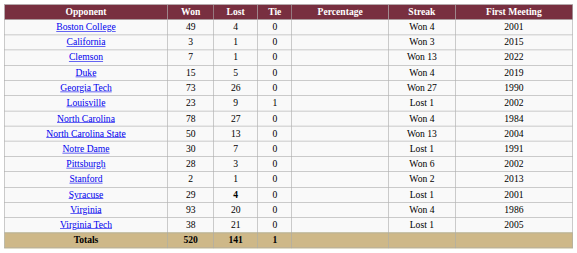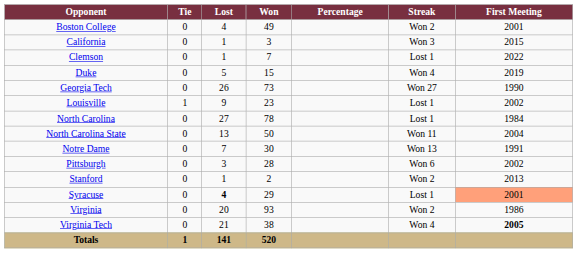columns swapped: (191, 12) <-> (275, 12)
(422, 27) Won 4 -> (422, 27) Won 2
(422, 57) Won 13 -> (422, 57) Lost 1
(422, 118) Won 4 -> (422, 118) Lost 1
(422, 133) Won 13 -> (422, 133) Won 11
(422, 149) Lost 1 -> (422, 149) Won 13
(514, 194) no background -> (514, 194) lightsalmon background
(422, 210) Won 4 -> (422, 210) Won 2
(422, 225) Lost 1 -> (422, 225) Won 4
(514, 225) normal -> (514, 225) bold
